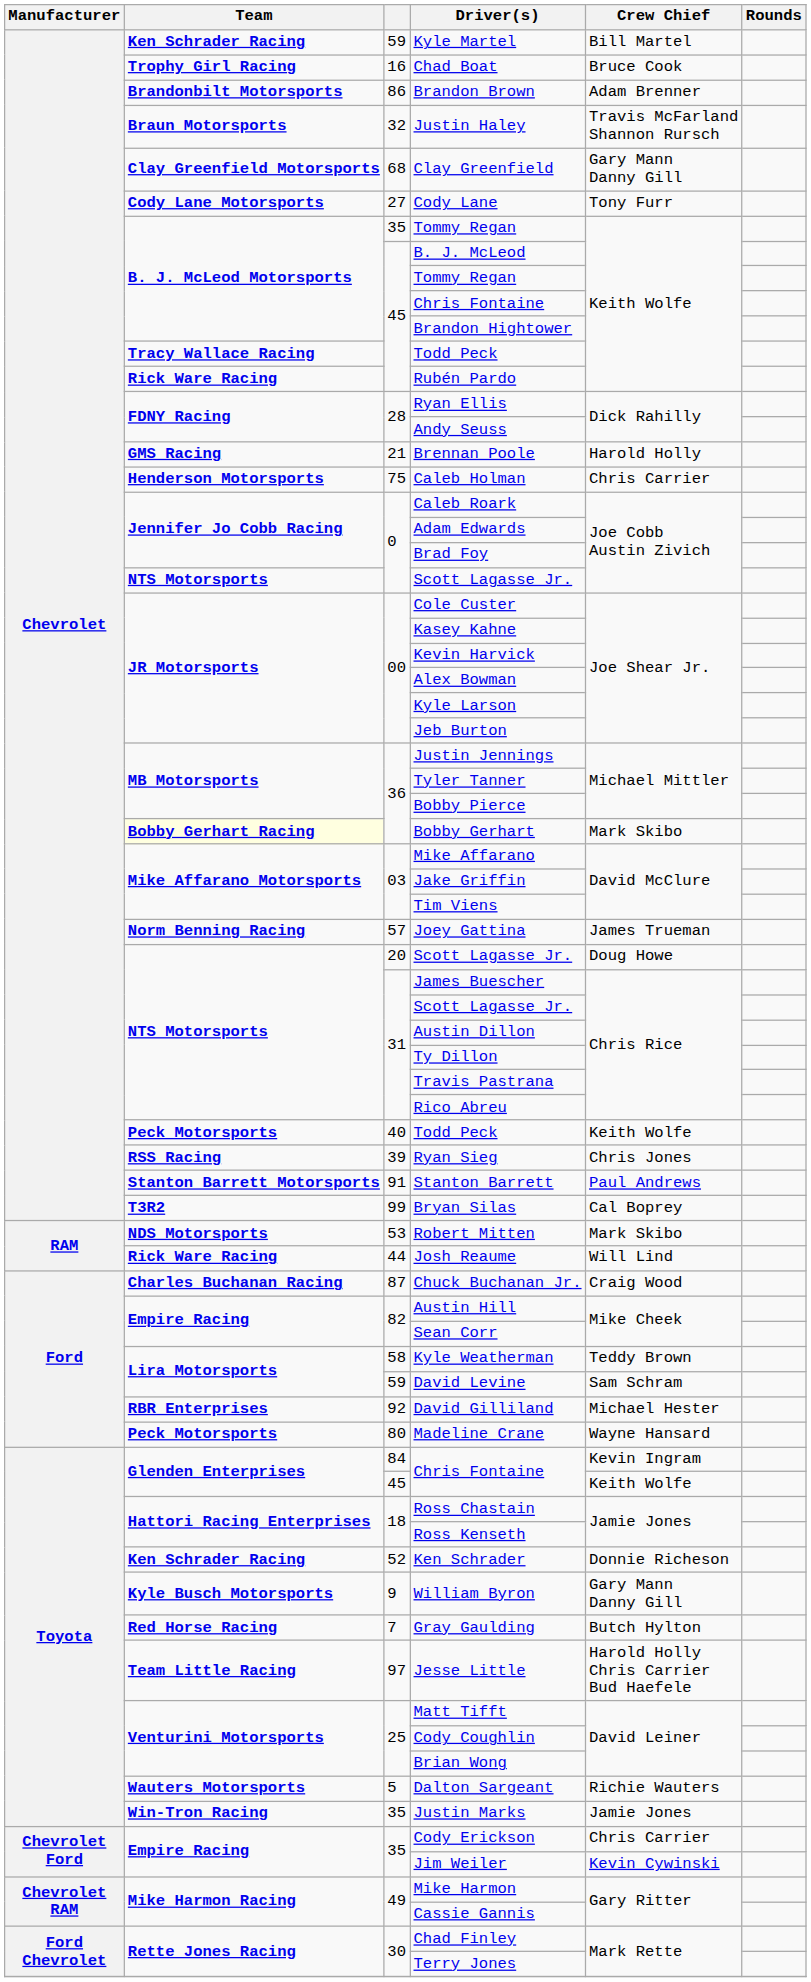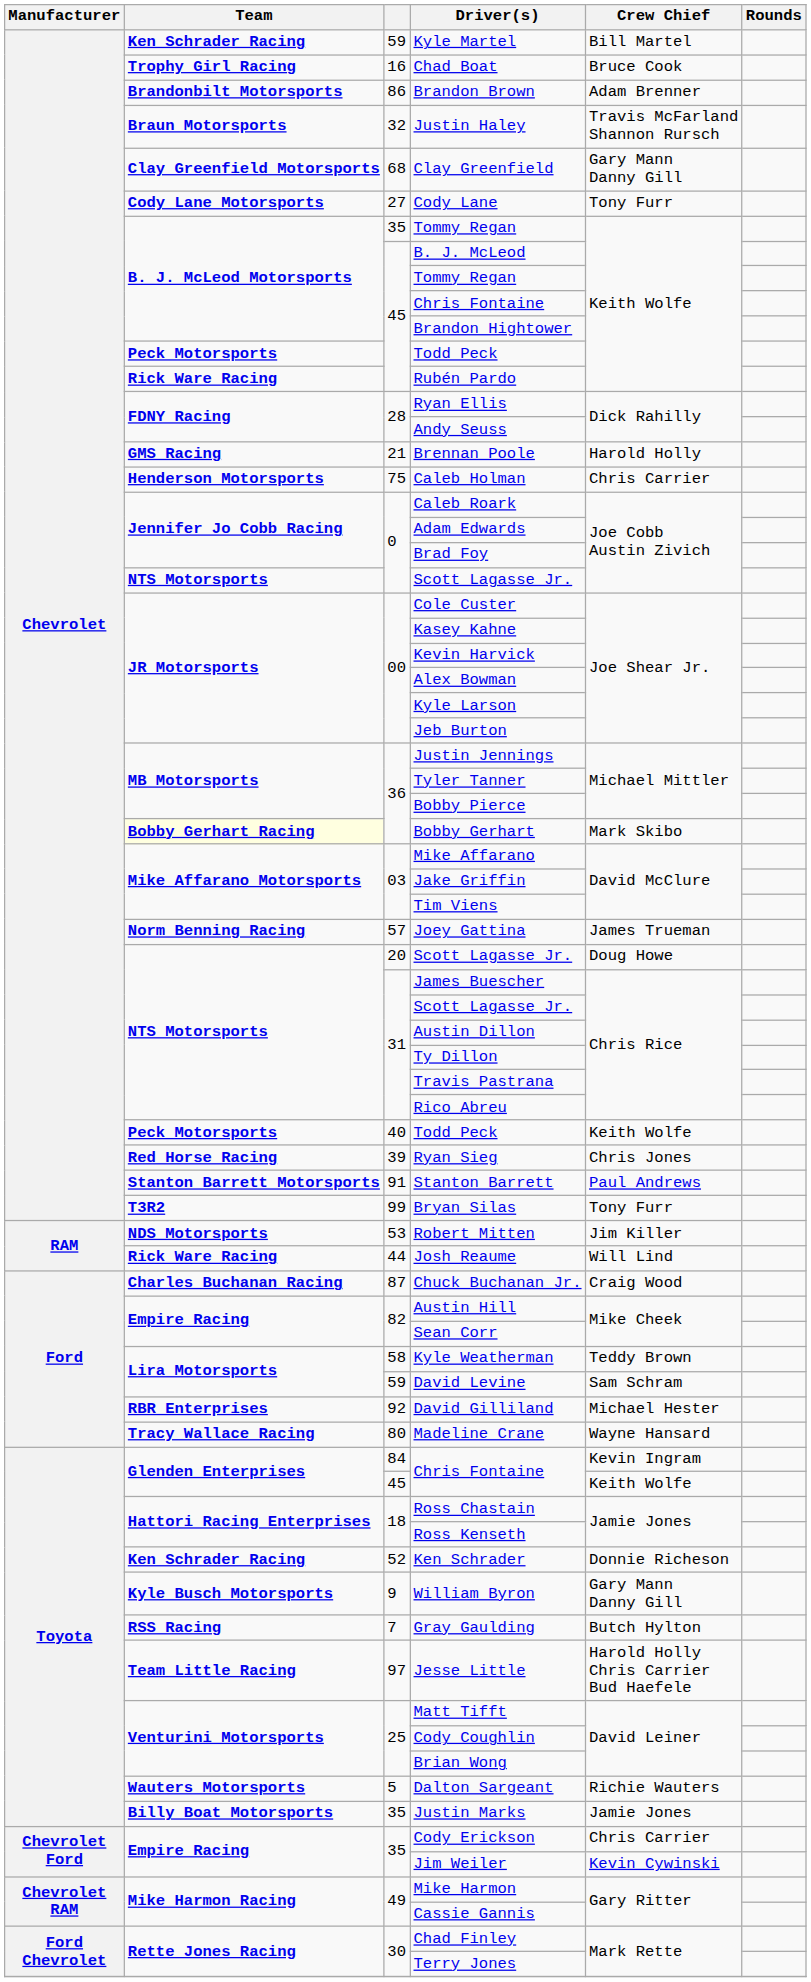(221, 354) Tracy Wallace Racing -> (203, 354) Peck Motorsports
(175, 1158) RSS Racing -> (203, 1158) Red Horse Racing
(636, 1208) Cal Boprey -> (631, 1208) Tony Furr
(636, 1234) Mark Skibo -> (636, 1234) Jim Killer
(203, 1434) Peck Motorsports -> (221, 1434) Tracy Wallace Racing
(203, 1628) Red Horse Racing -> (175, 1628) RSS Racing
(198, 1814) Win-Tron Racing -> (231, 1814) Billy Boat Motorsports
